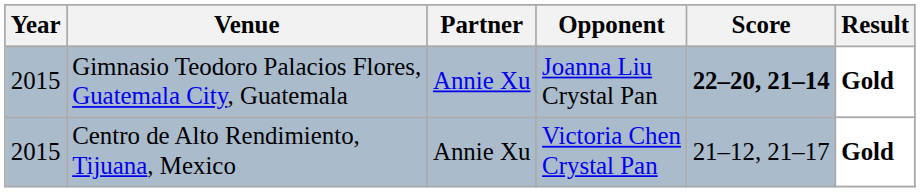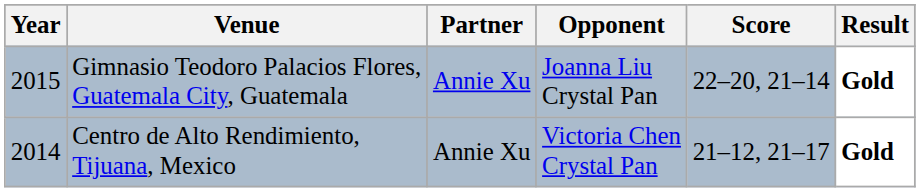(761, 81) bold -> (761, 81) normal
(36, 151) 2015 -> (36, 151) 2014
